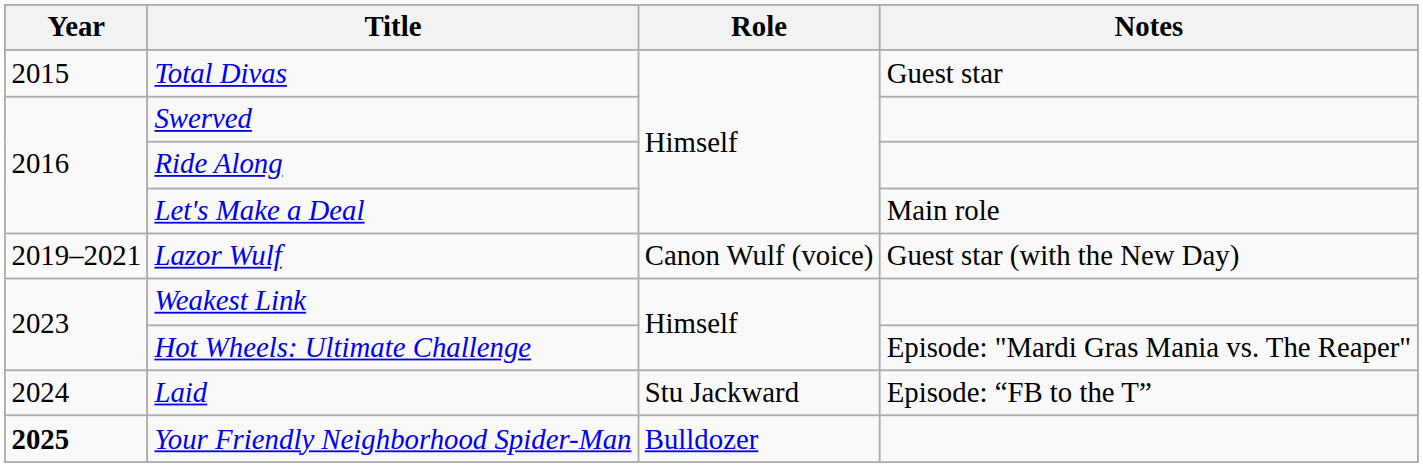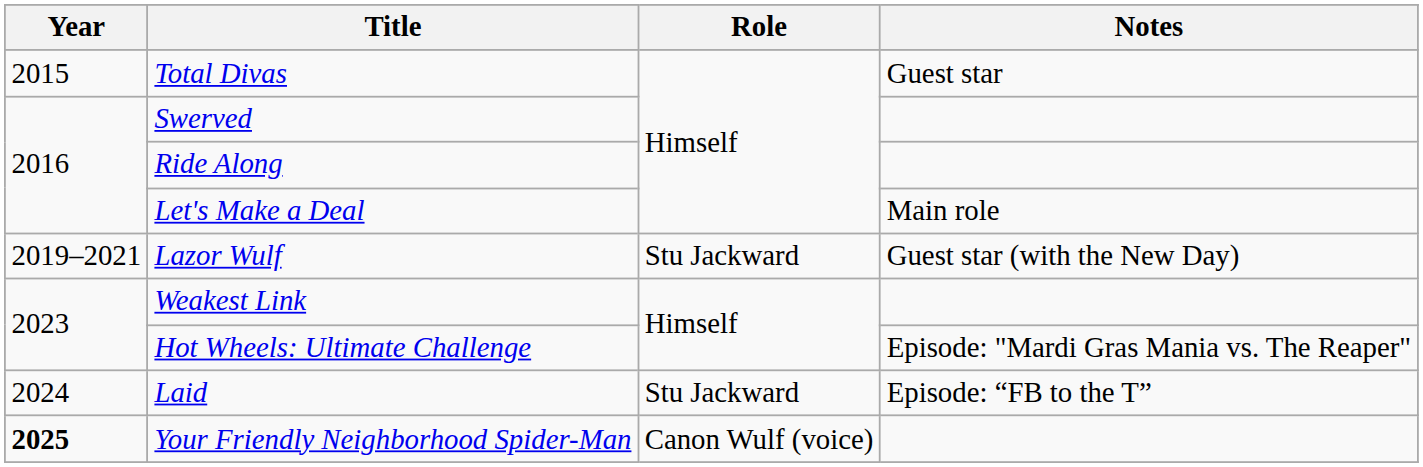(759, 255) Canon Wulf (voice) -> (722, 255) Stu Jackward
(702, 438) Bulldozer -> (759, 438) Canon Wulf (voice)
